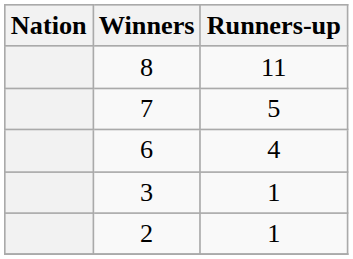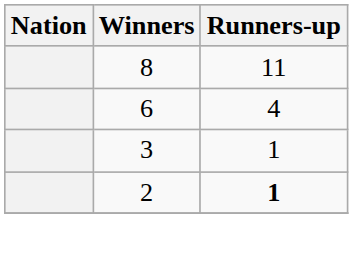- row: (147, 108)
(274, 233) normal -> (274, 191) bold
